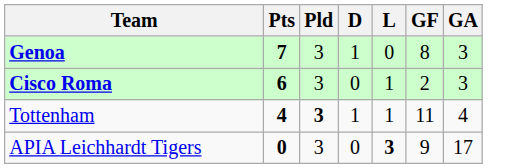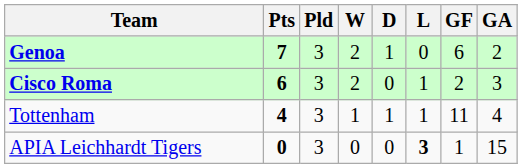+ column: (355, 20)
(425, 52) 8 -> (459, 52) 6
(463, 52) 3 -> (497, 52) 2
(319, 115) bold -> (319, 115) normal
(425, 147) 9 -> (459, 147) 1
(463, 147) 17 -> (497, 147) 15
